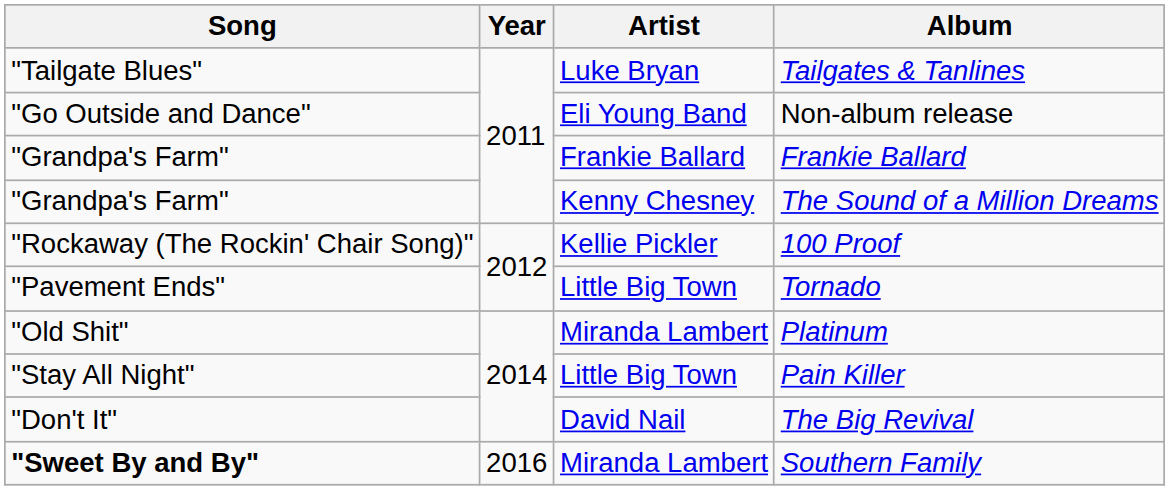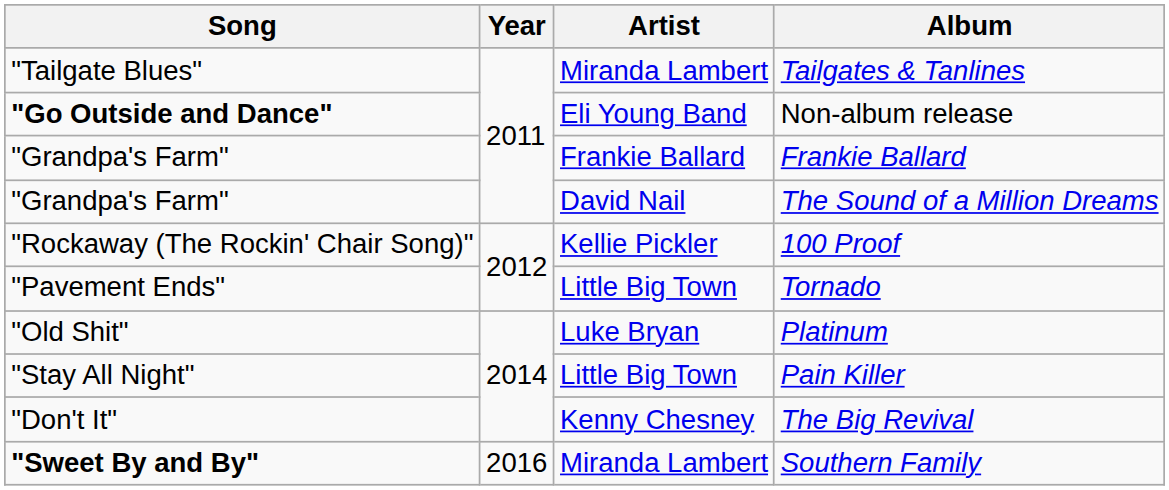(630, 69) Luke Bryan -> (664, 69) Miranda Lambert
(161, 113) normal -> (172, 113) bold
(657, 200) Kenny Chesney -> (623, 200) David Nail
(664, 331) Miranda Lambert -> (630, 331) Luke Bryan
(623, 419) David Nail -> (657, 419) Kenny Chesney
